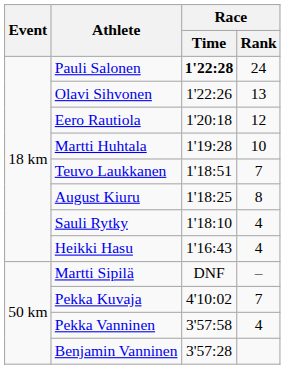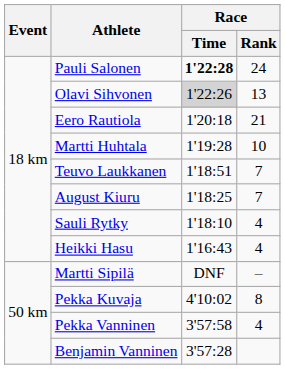(209, 94) no background -> (209, 94) lightgrey background
(259, 120) 12 -> (259, 120) 21
(259, 197) 8 -> (259, 197) 7
(259, 299) 7 -> (259, 299) 8
